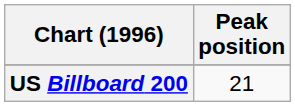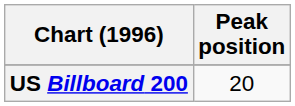(242, 82) 21 -> (242, 82) 20
